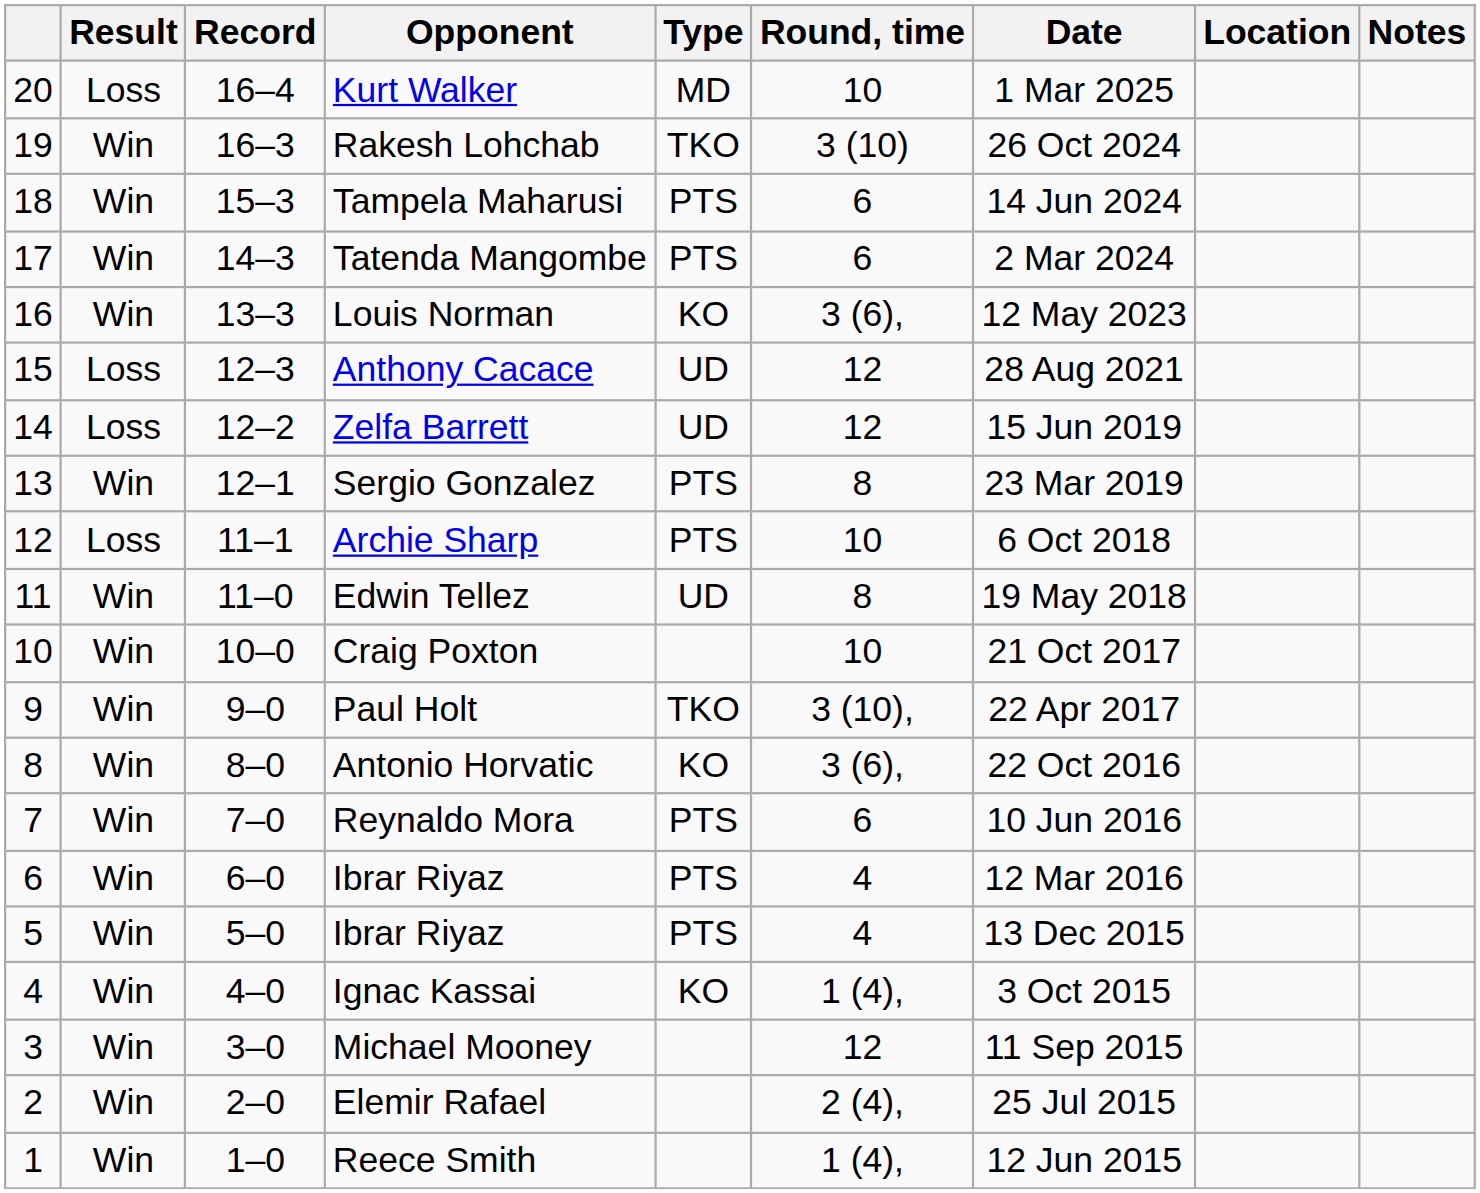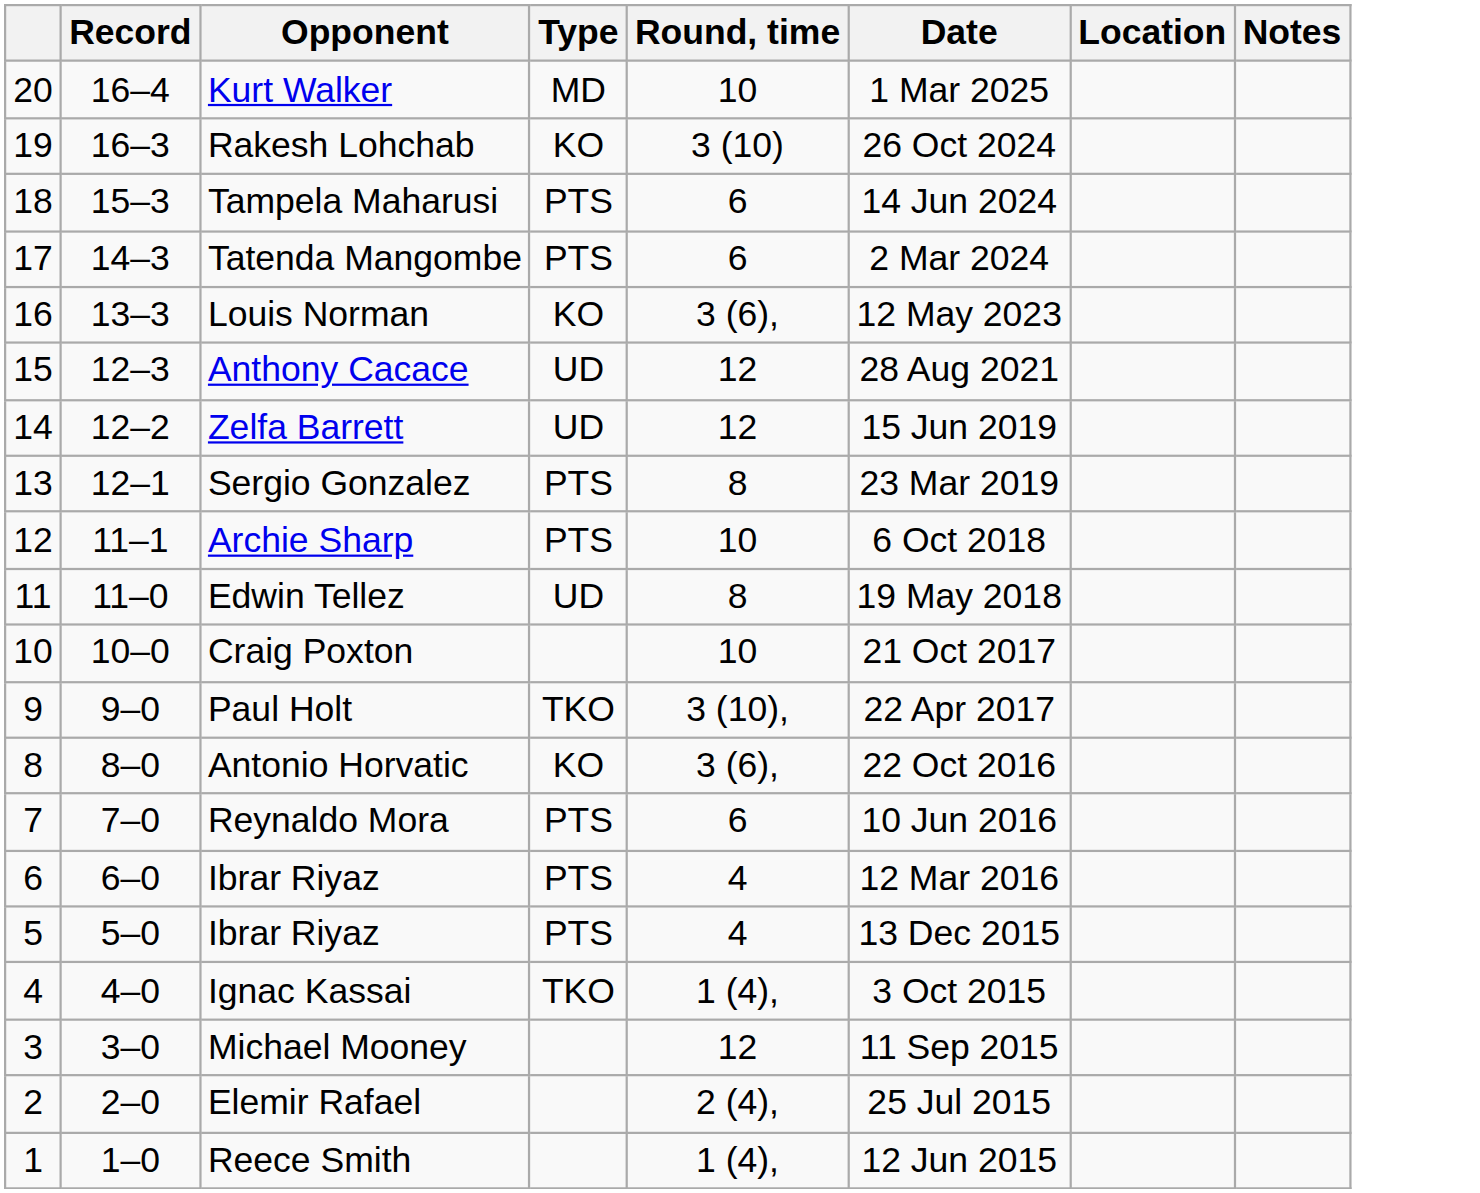- column: (123, 32)
(703, 145) TKO -> (578, 145) KO
(703, 990) KO -> (578, 990) TKO
